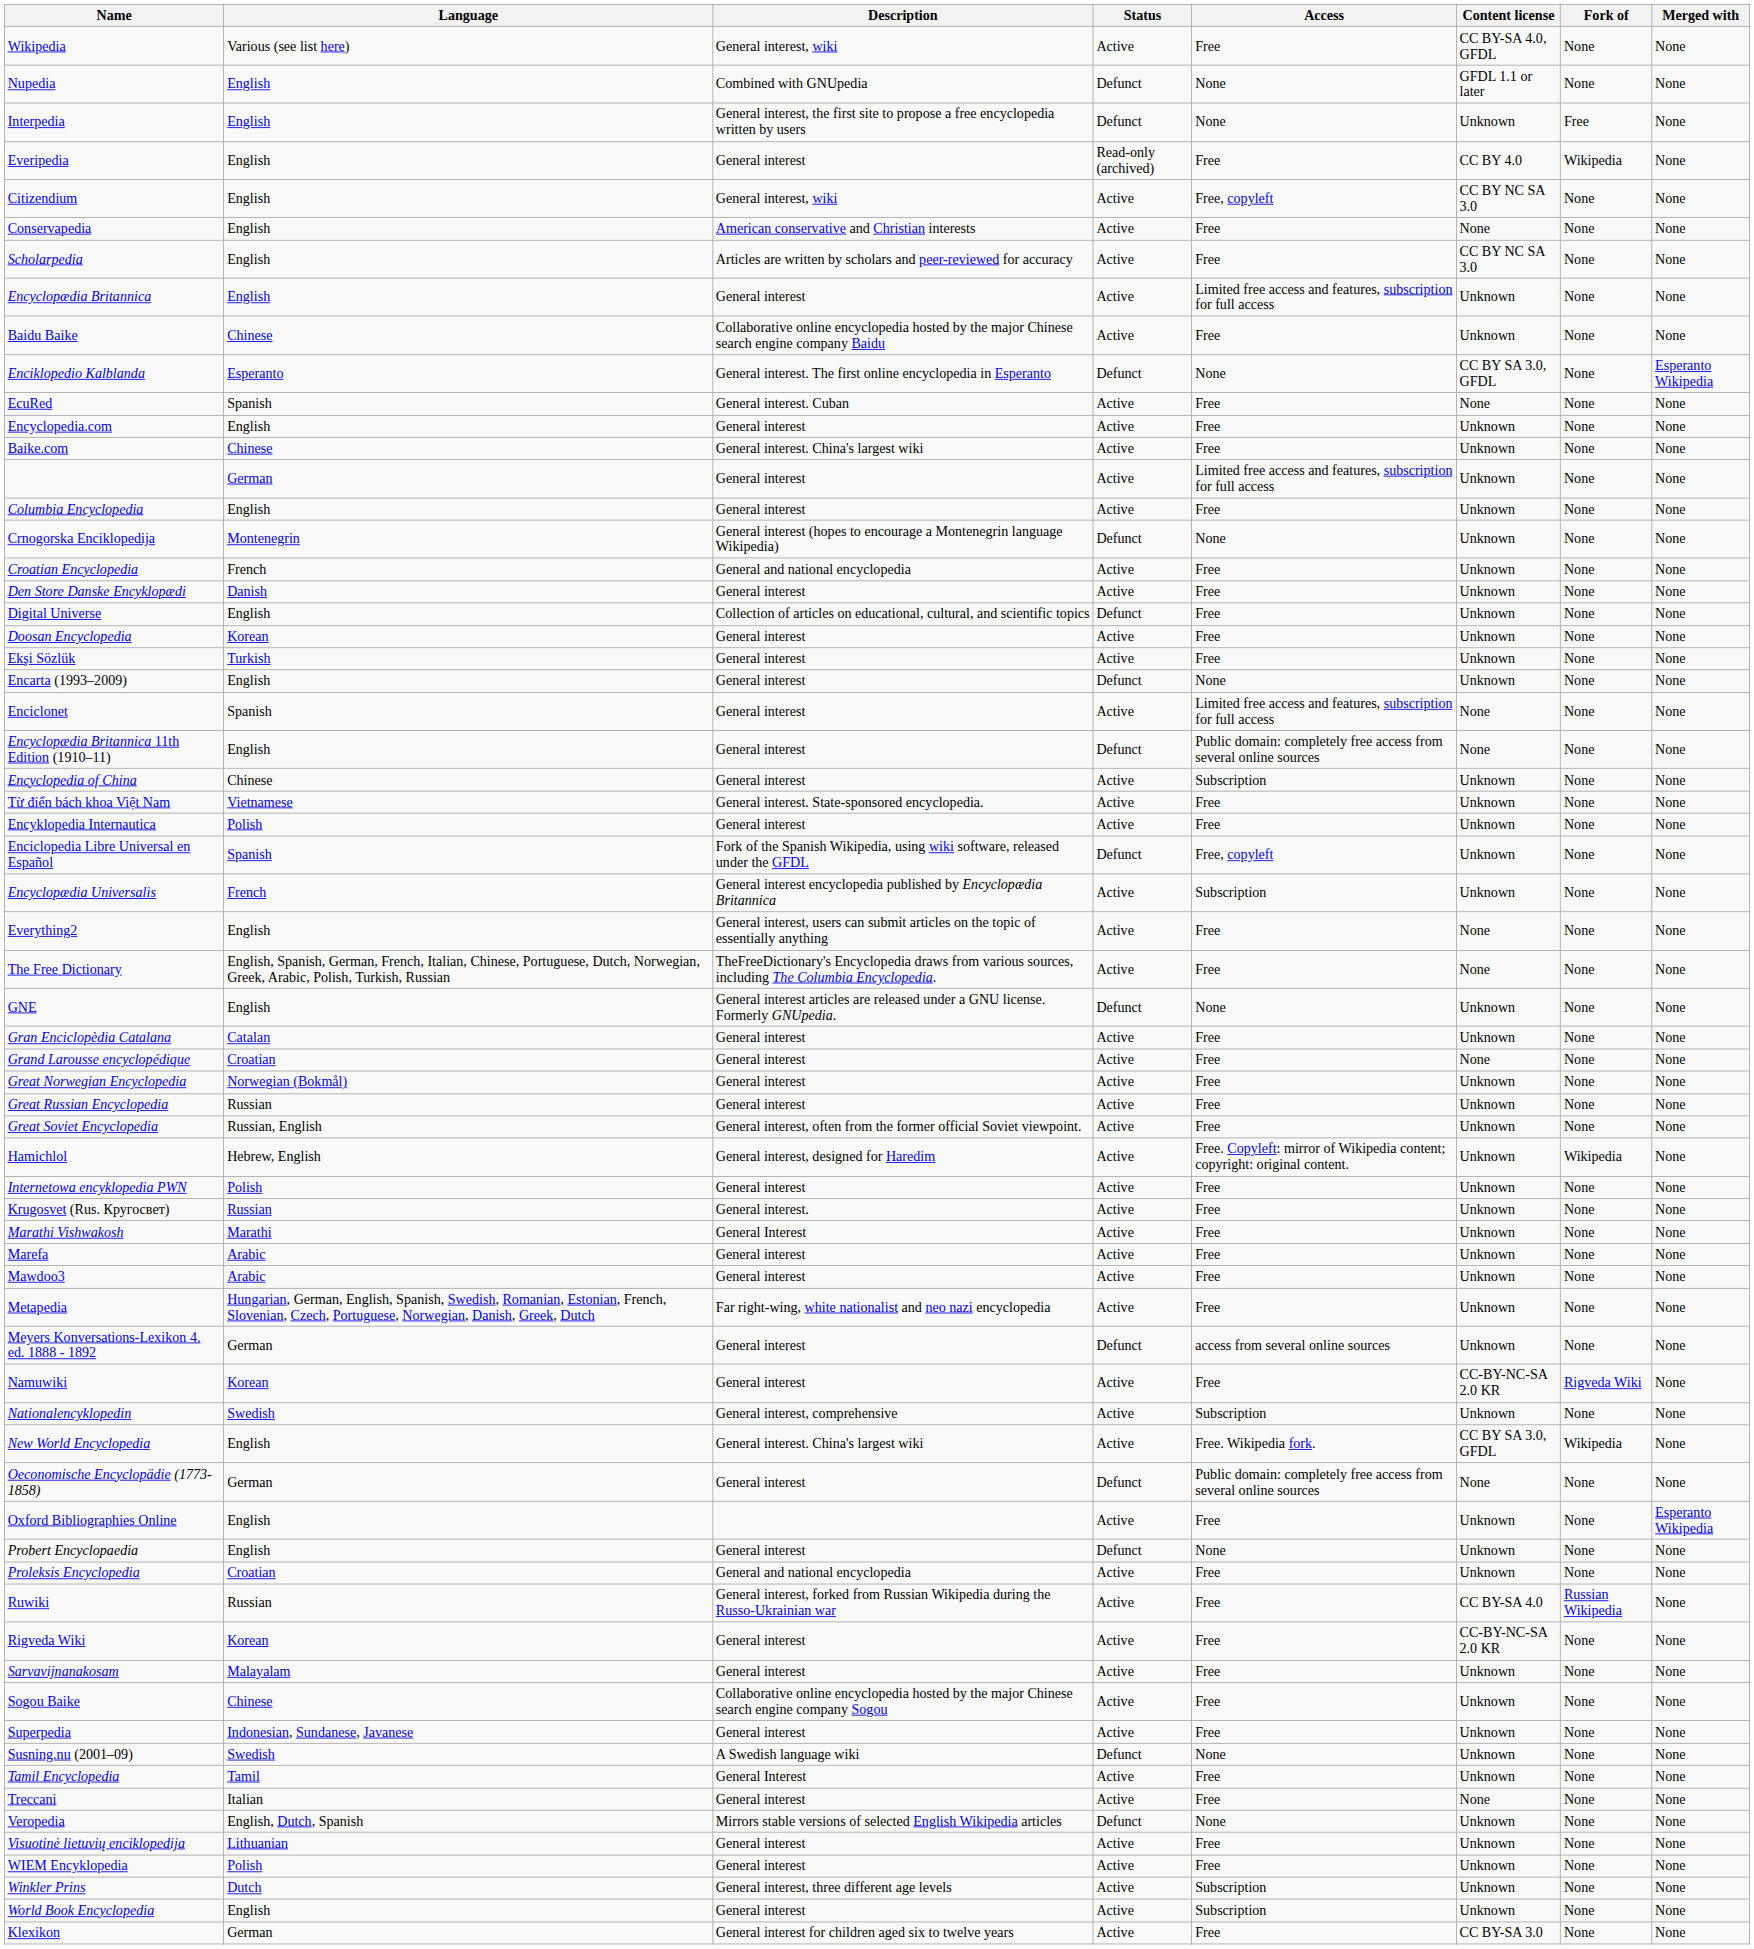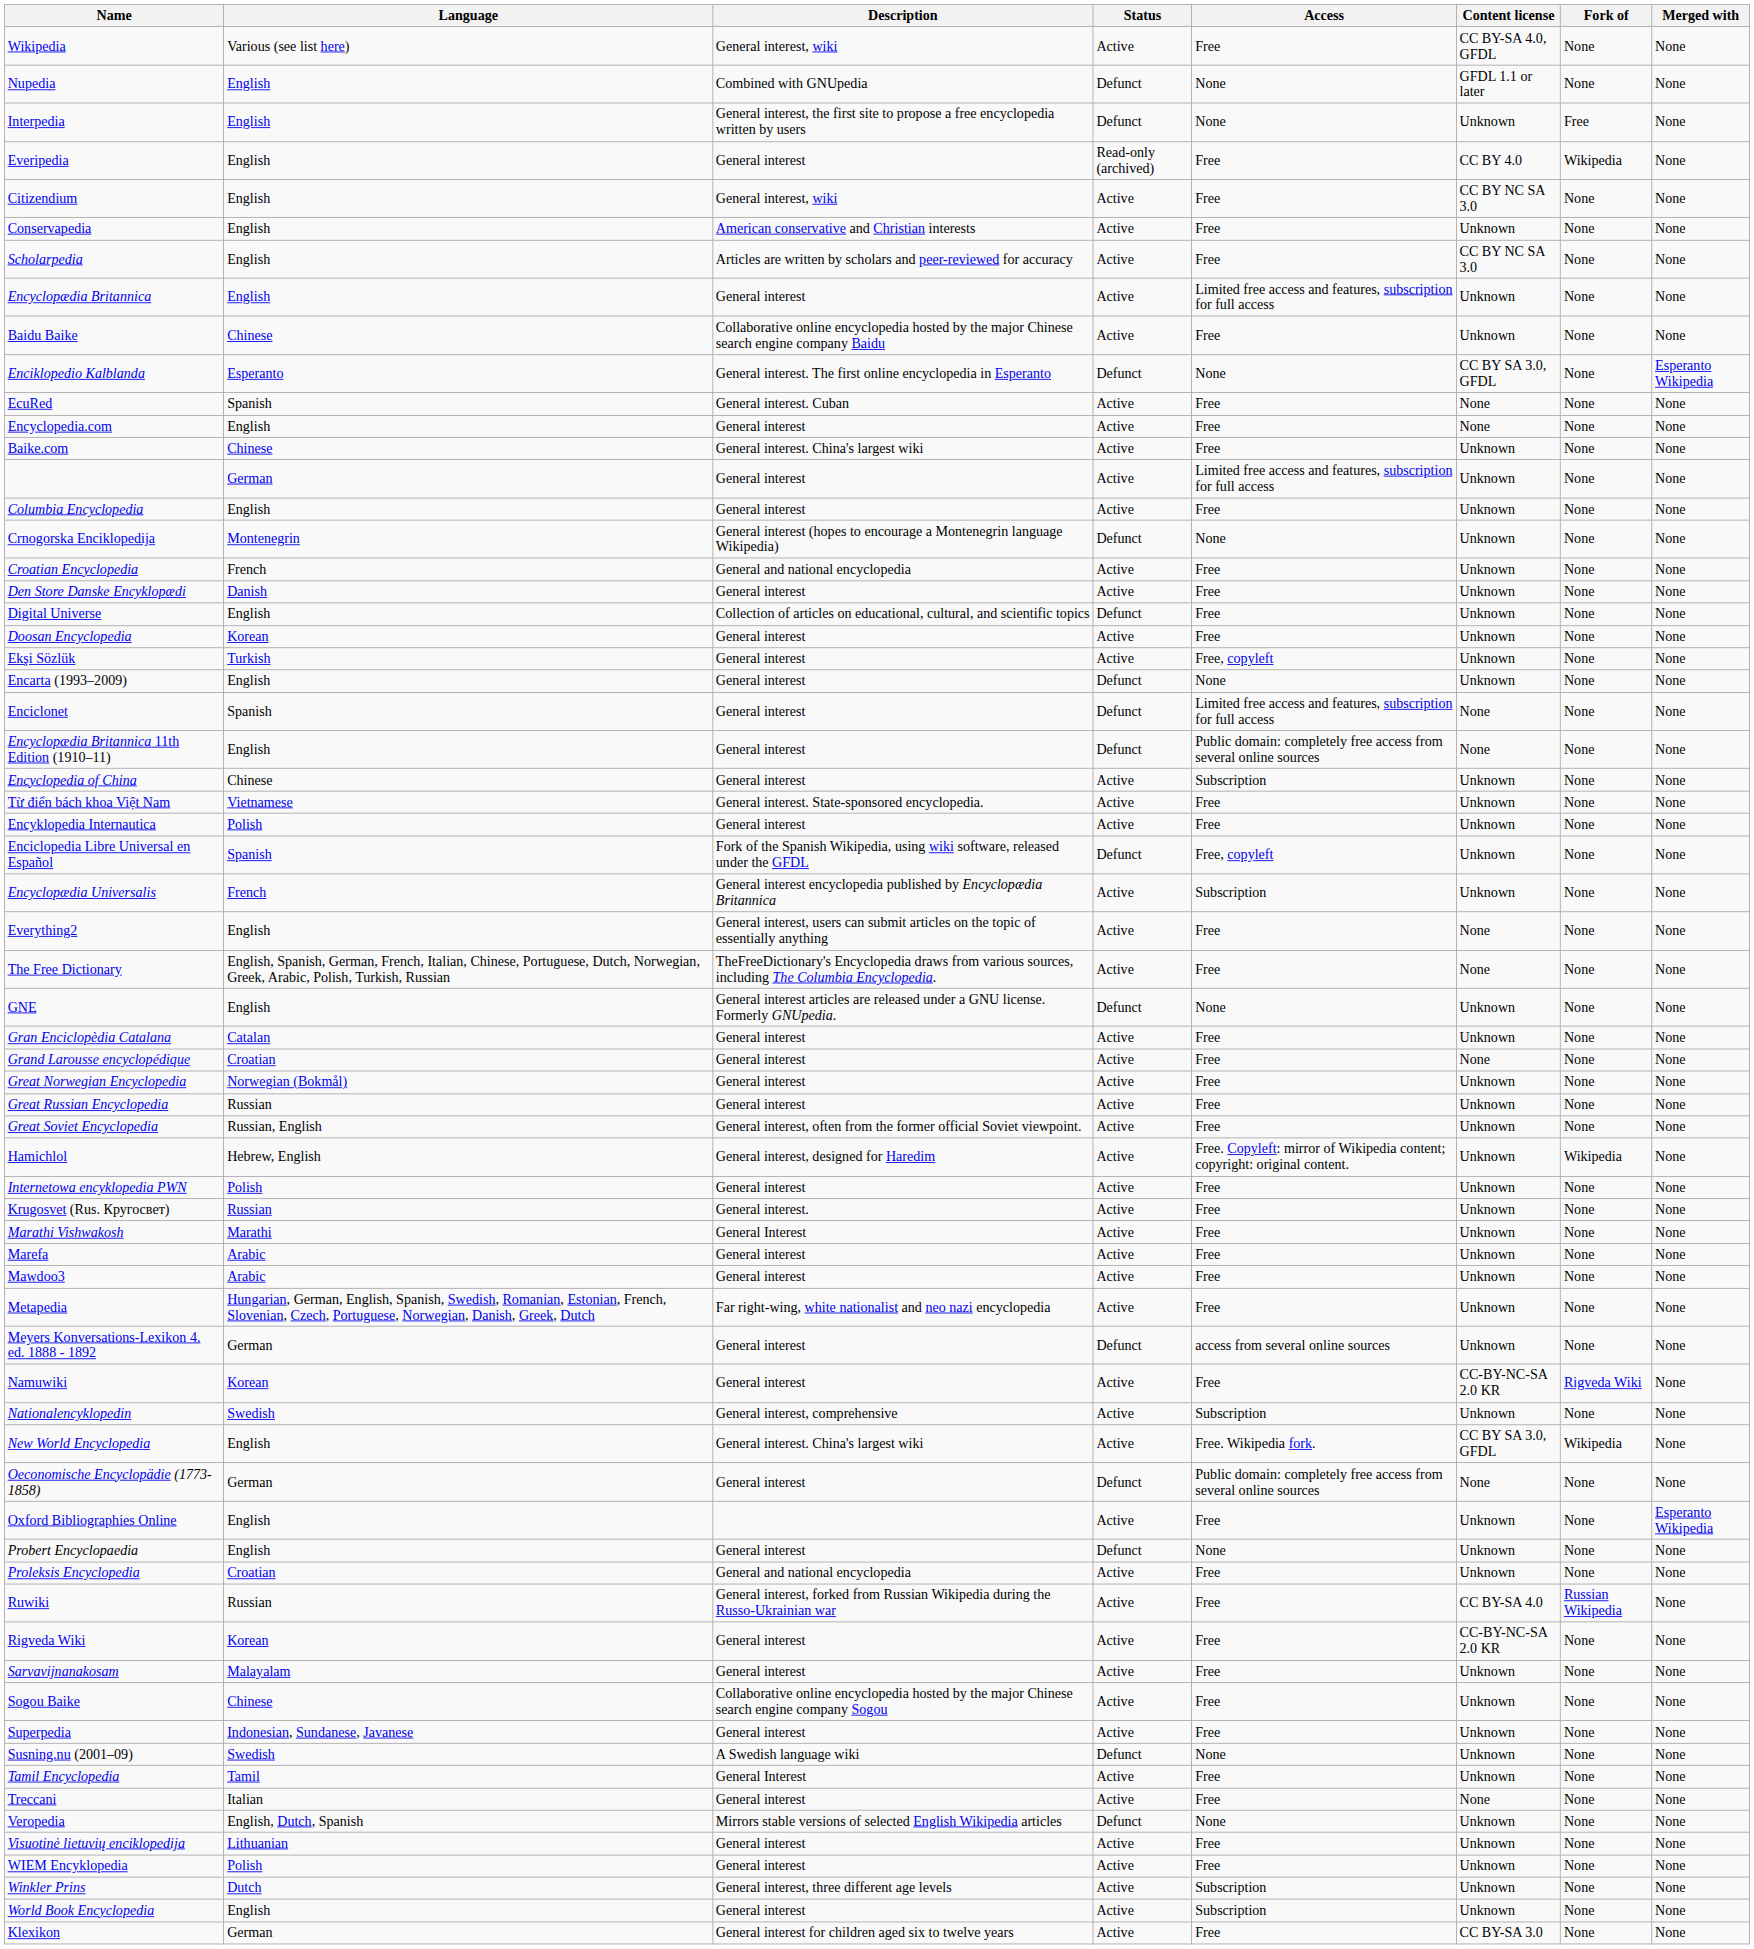(1234, 198) Free, copyleft -> (1208, 198) Free
(1475, 228) None -> (1487, 228) Unknown
(1487, 426) Unknown -> (1475, 426) None
(1208, 658) Free -> (1234, 658) Free, copyleft
(1115, 711) Active -> (1119, 711) Defunct
